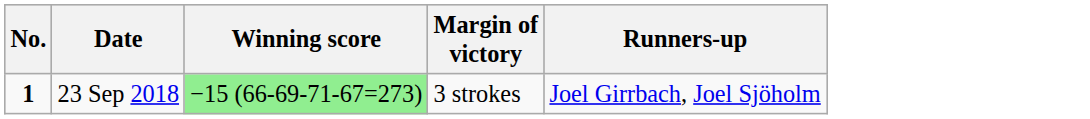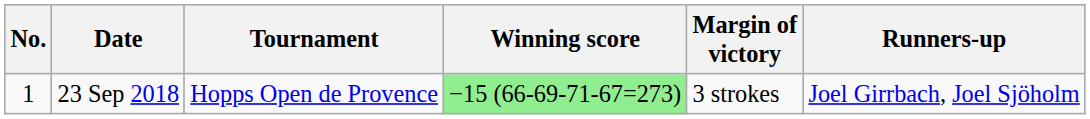+ column: (314, 39)
(28, 93) bold -> (28, 93) normal
